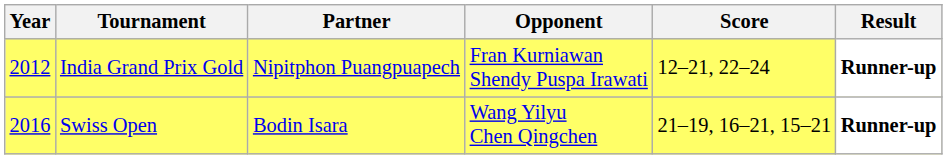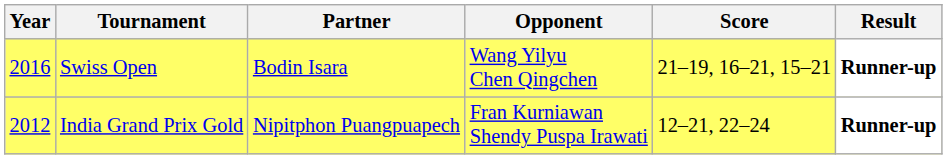rows swapped: (152, 67) <-> (109, 125)
